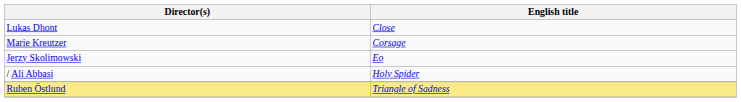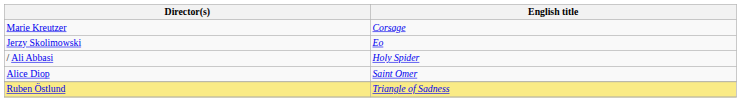- row: (32, 27)
+ row: (28, 74)
